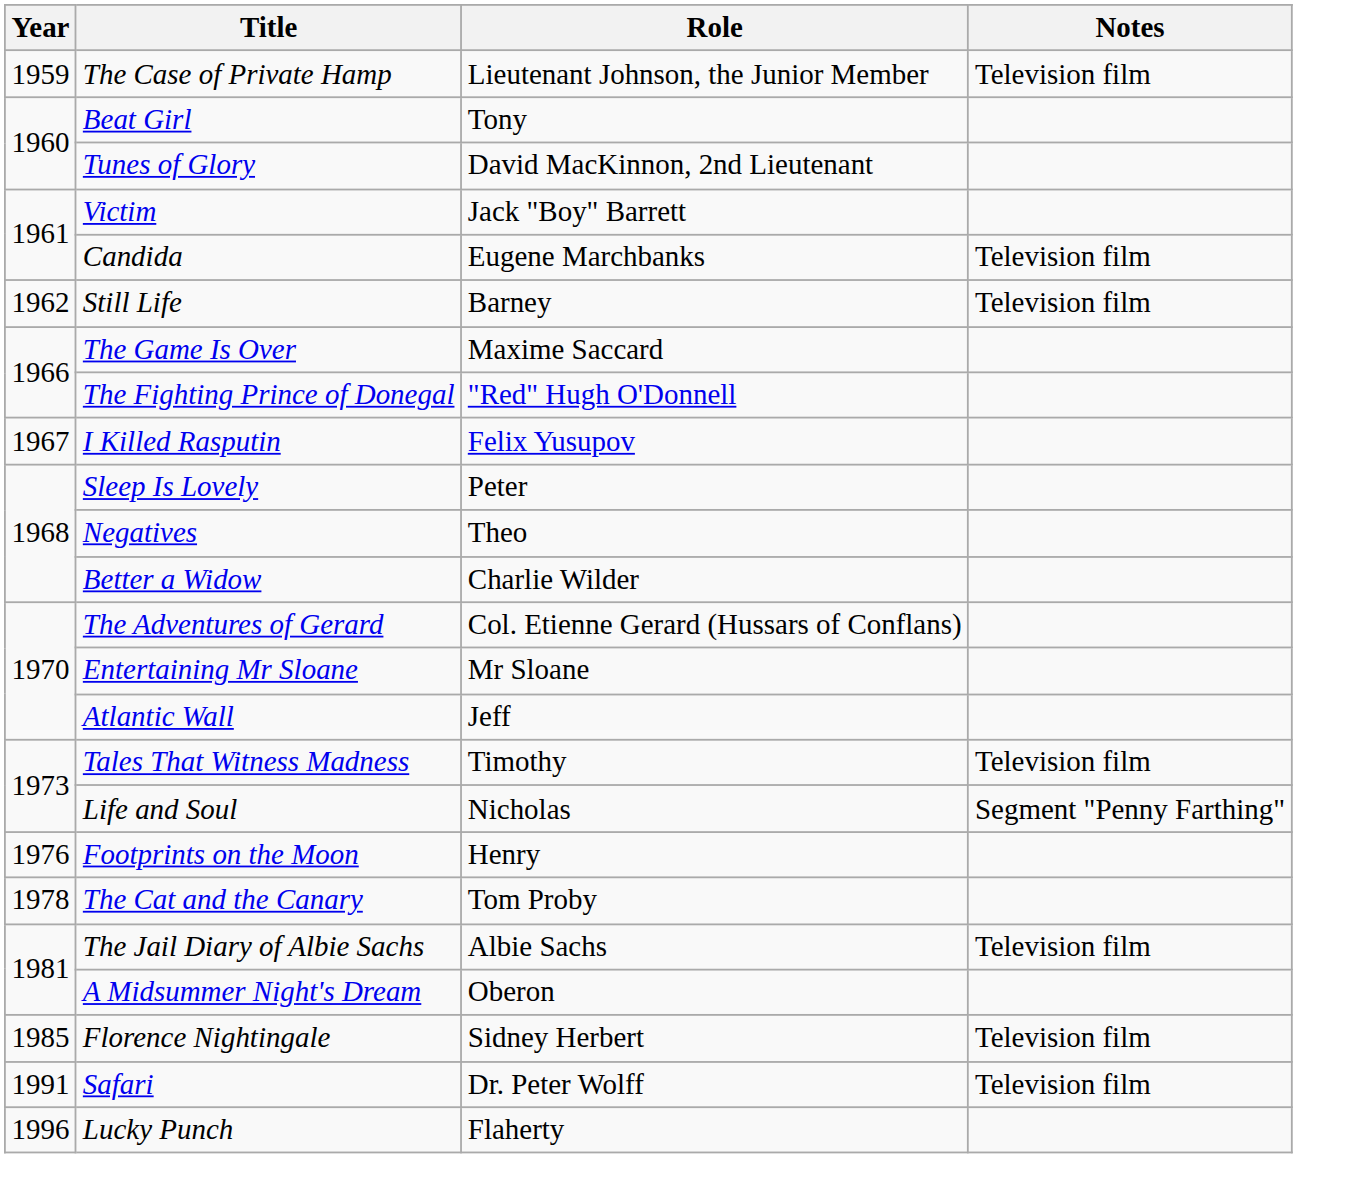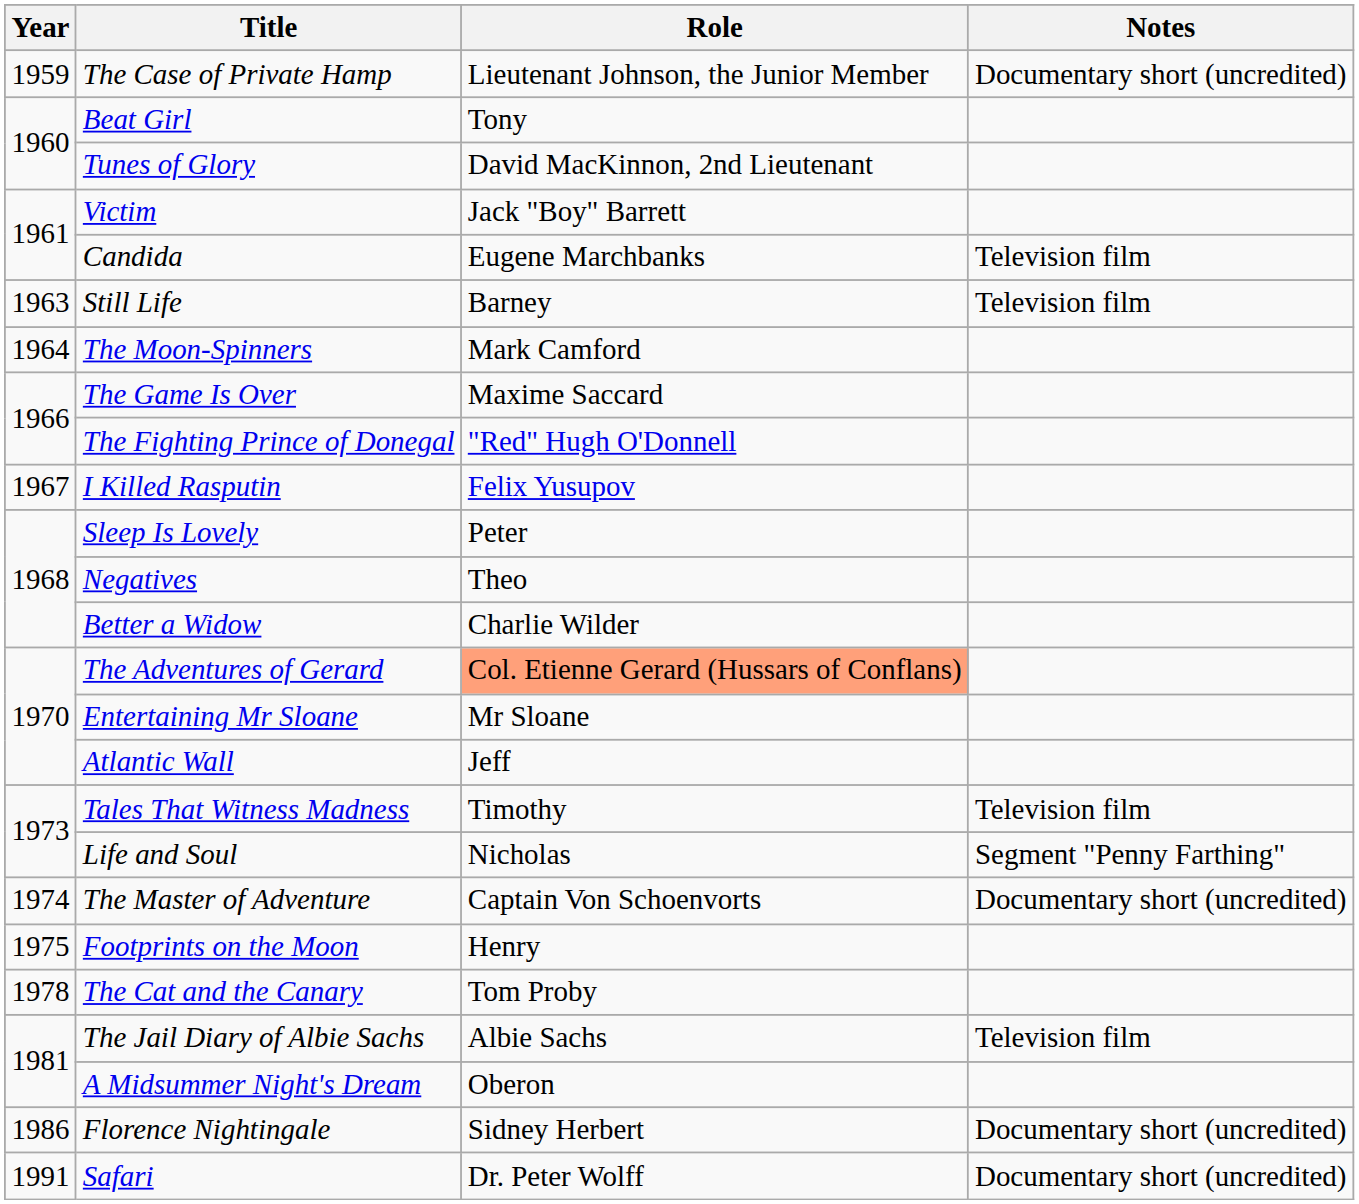(1063, 73) Television film -> (1161, 73) Documentary short (uncredited)
(41, 303) 1962 -> (41, 303) 1963
+ row: (197, 348)
(715, 624) no background -> (715, 670) lightsalmon background
+ row: (226, 900)
(41, 854) 1976 -> (41, 946) 1975
(41, 1037) 1985 -> (41, 1129) 1986
(1063, 1037) Television film -> (1161, 1129) Documentary short (uncredited)
(1063, 1083) Television film -> (1161, 1175) Documentary short (uncredited)
- row: (158, 1129)
